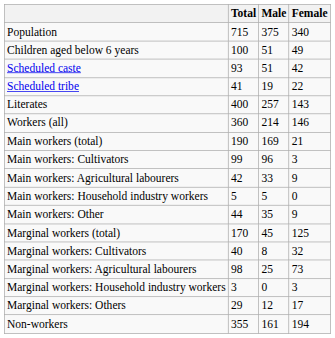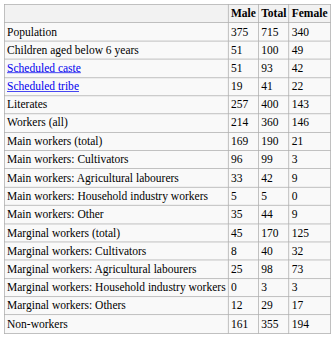columns swapped: (244, 13) <-> (274, 13)
